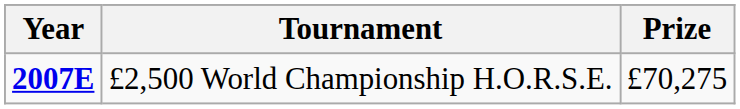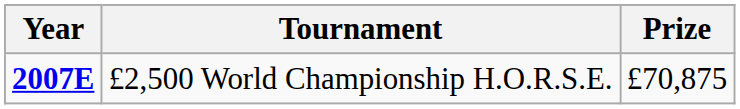(677, 77) £70,275 -> (677, 77) £70,875
